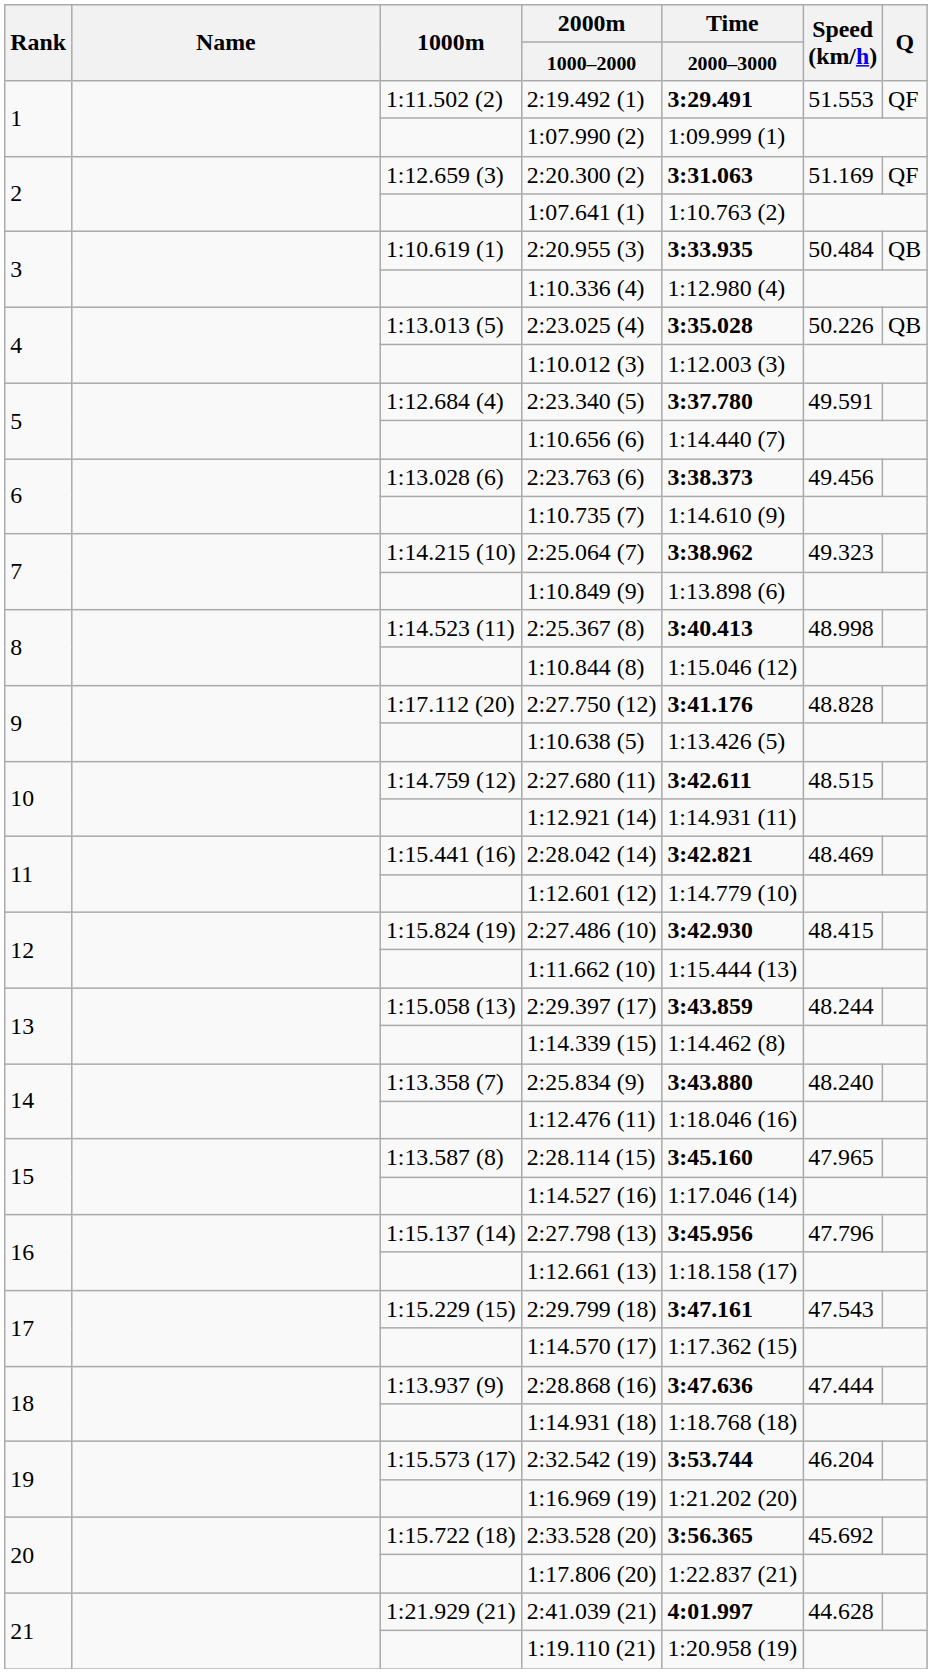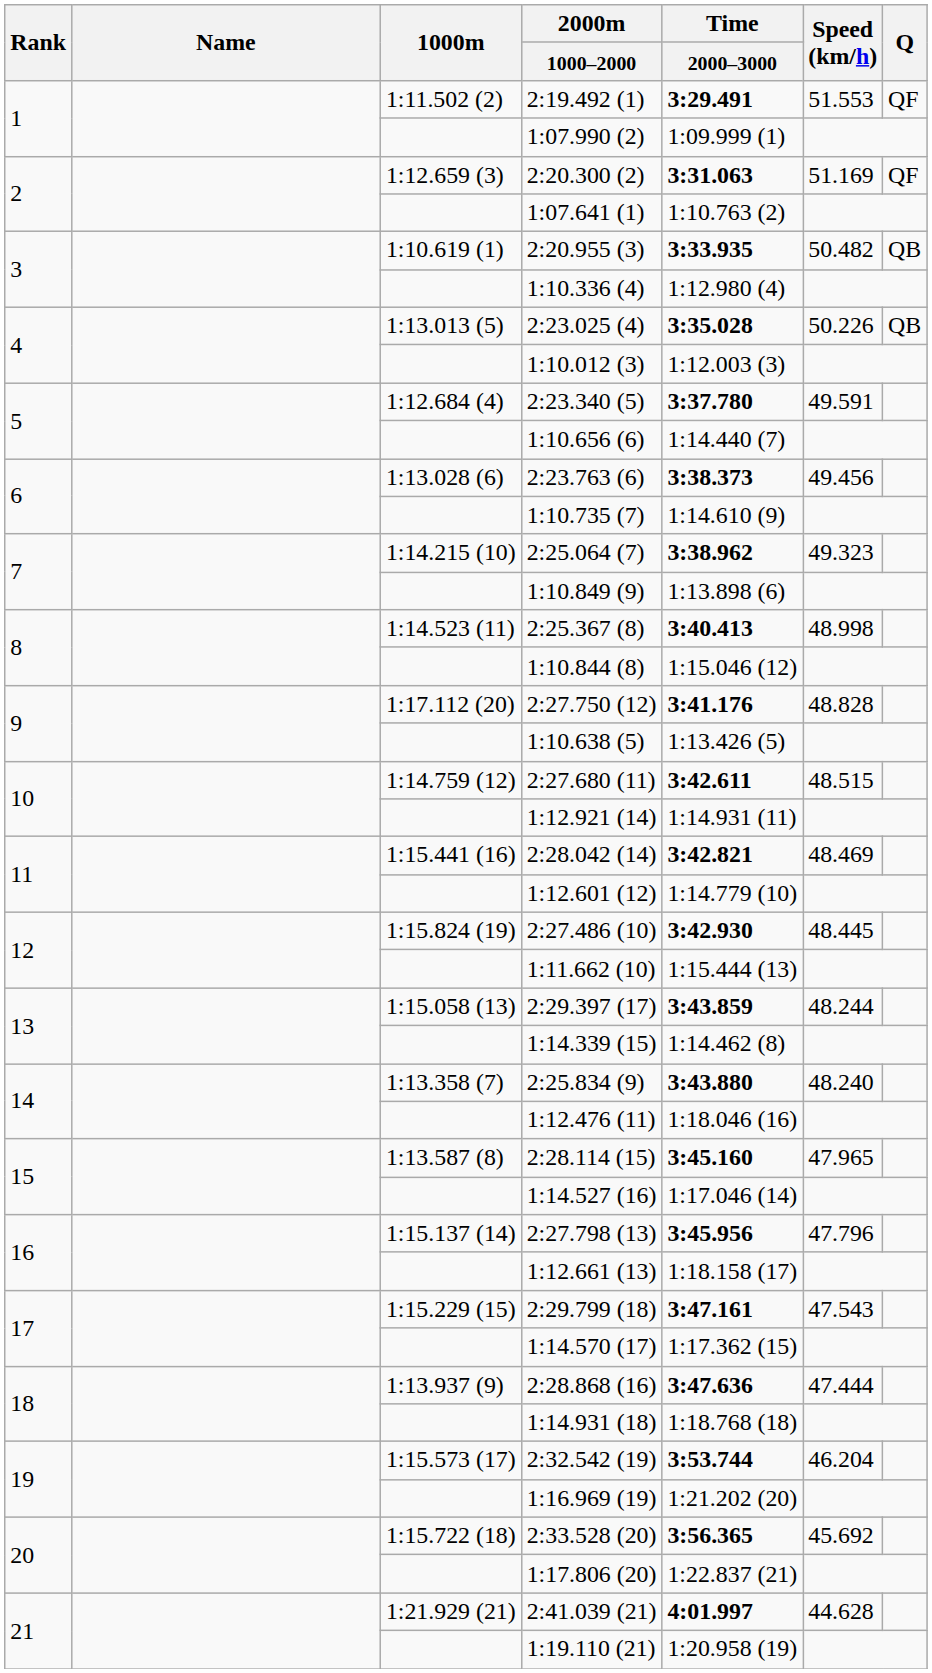(841, 250) 50.484 -> (841, 250) 50.482
(841, 930) 48.415 -> (841, 930) 48.445
